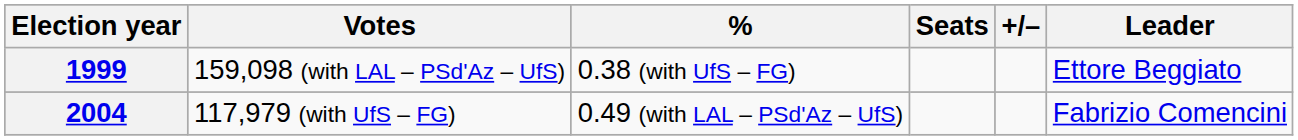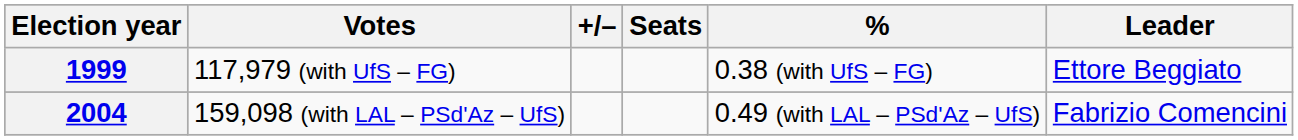columns swapped: (740, 26) <-> (1021, 26)
(380, 69) 159,098 (with LAL – PSd'Az – UfS) -> (325, 69) 117,979 (with UfS – FG)
(325, 112) 117,979 (with UfS – FG) -> (380, 112) 159,098 (with LAL – PSd'Az – UfS)
